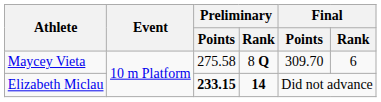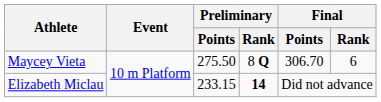(216, 62) 275.58 -> (216, 62) 275.50
(304, 62) 309.70 -> (304, 62) 306.70
(216, 85) bold -> (216, 85) normal
